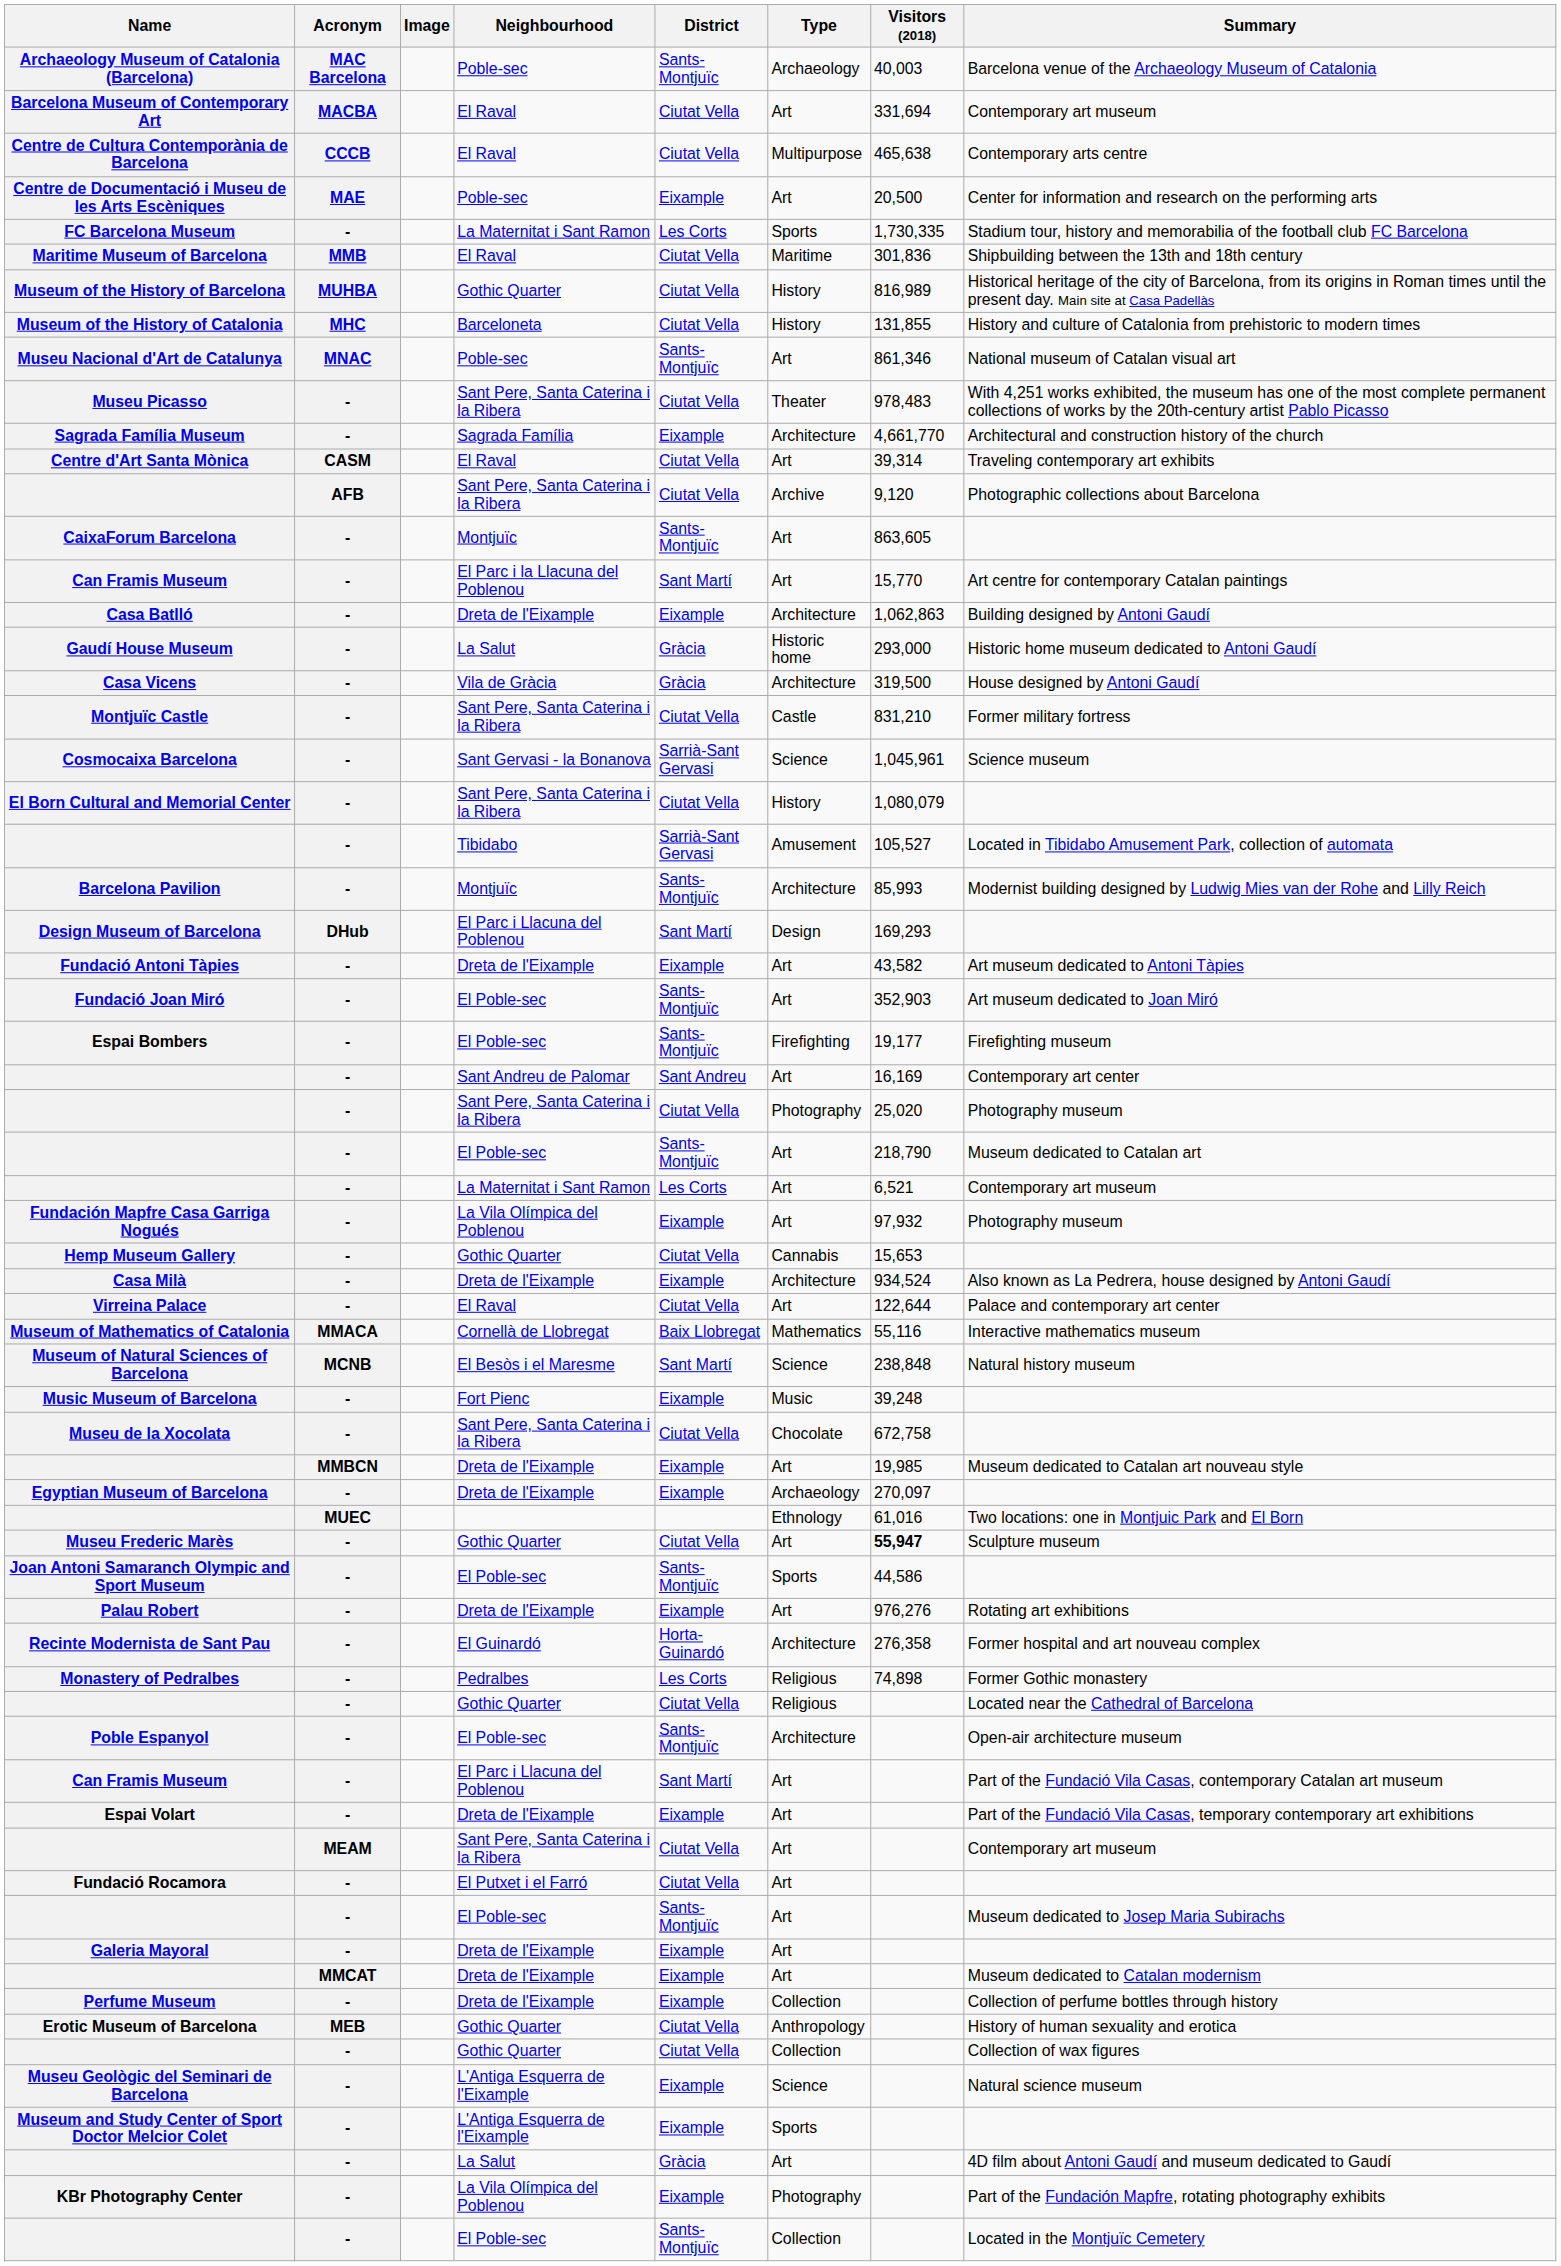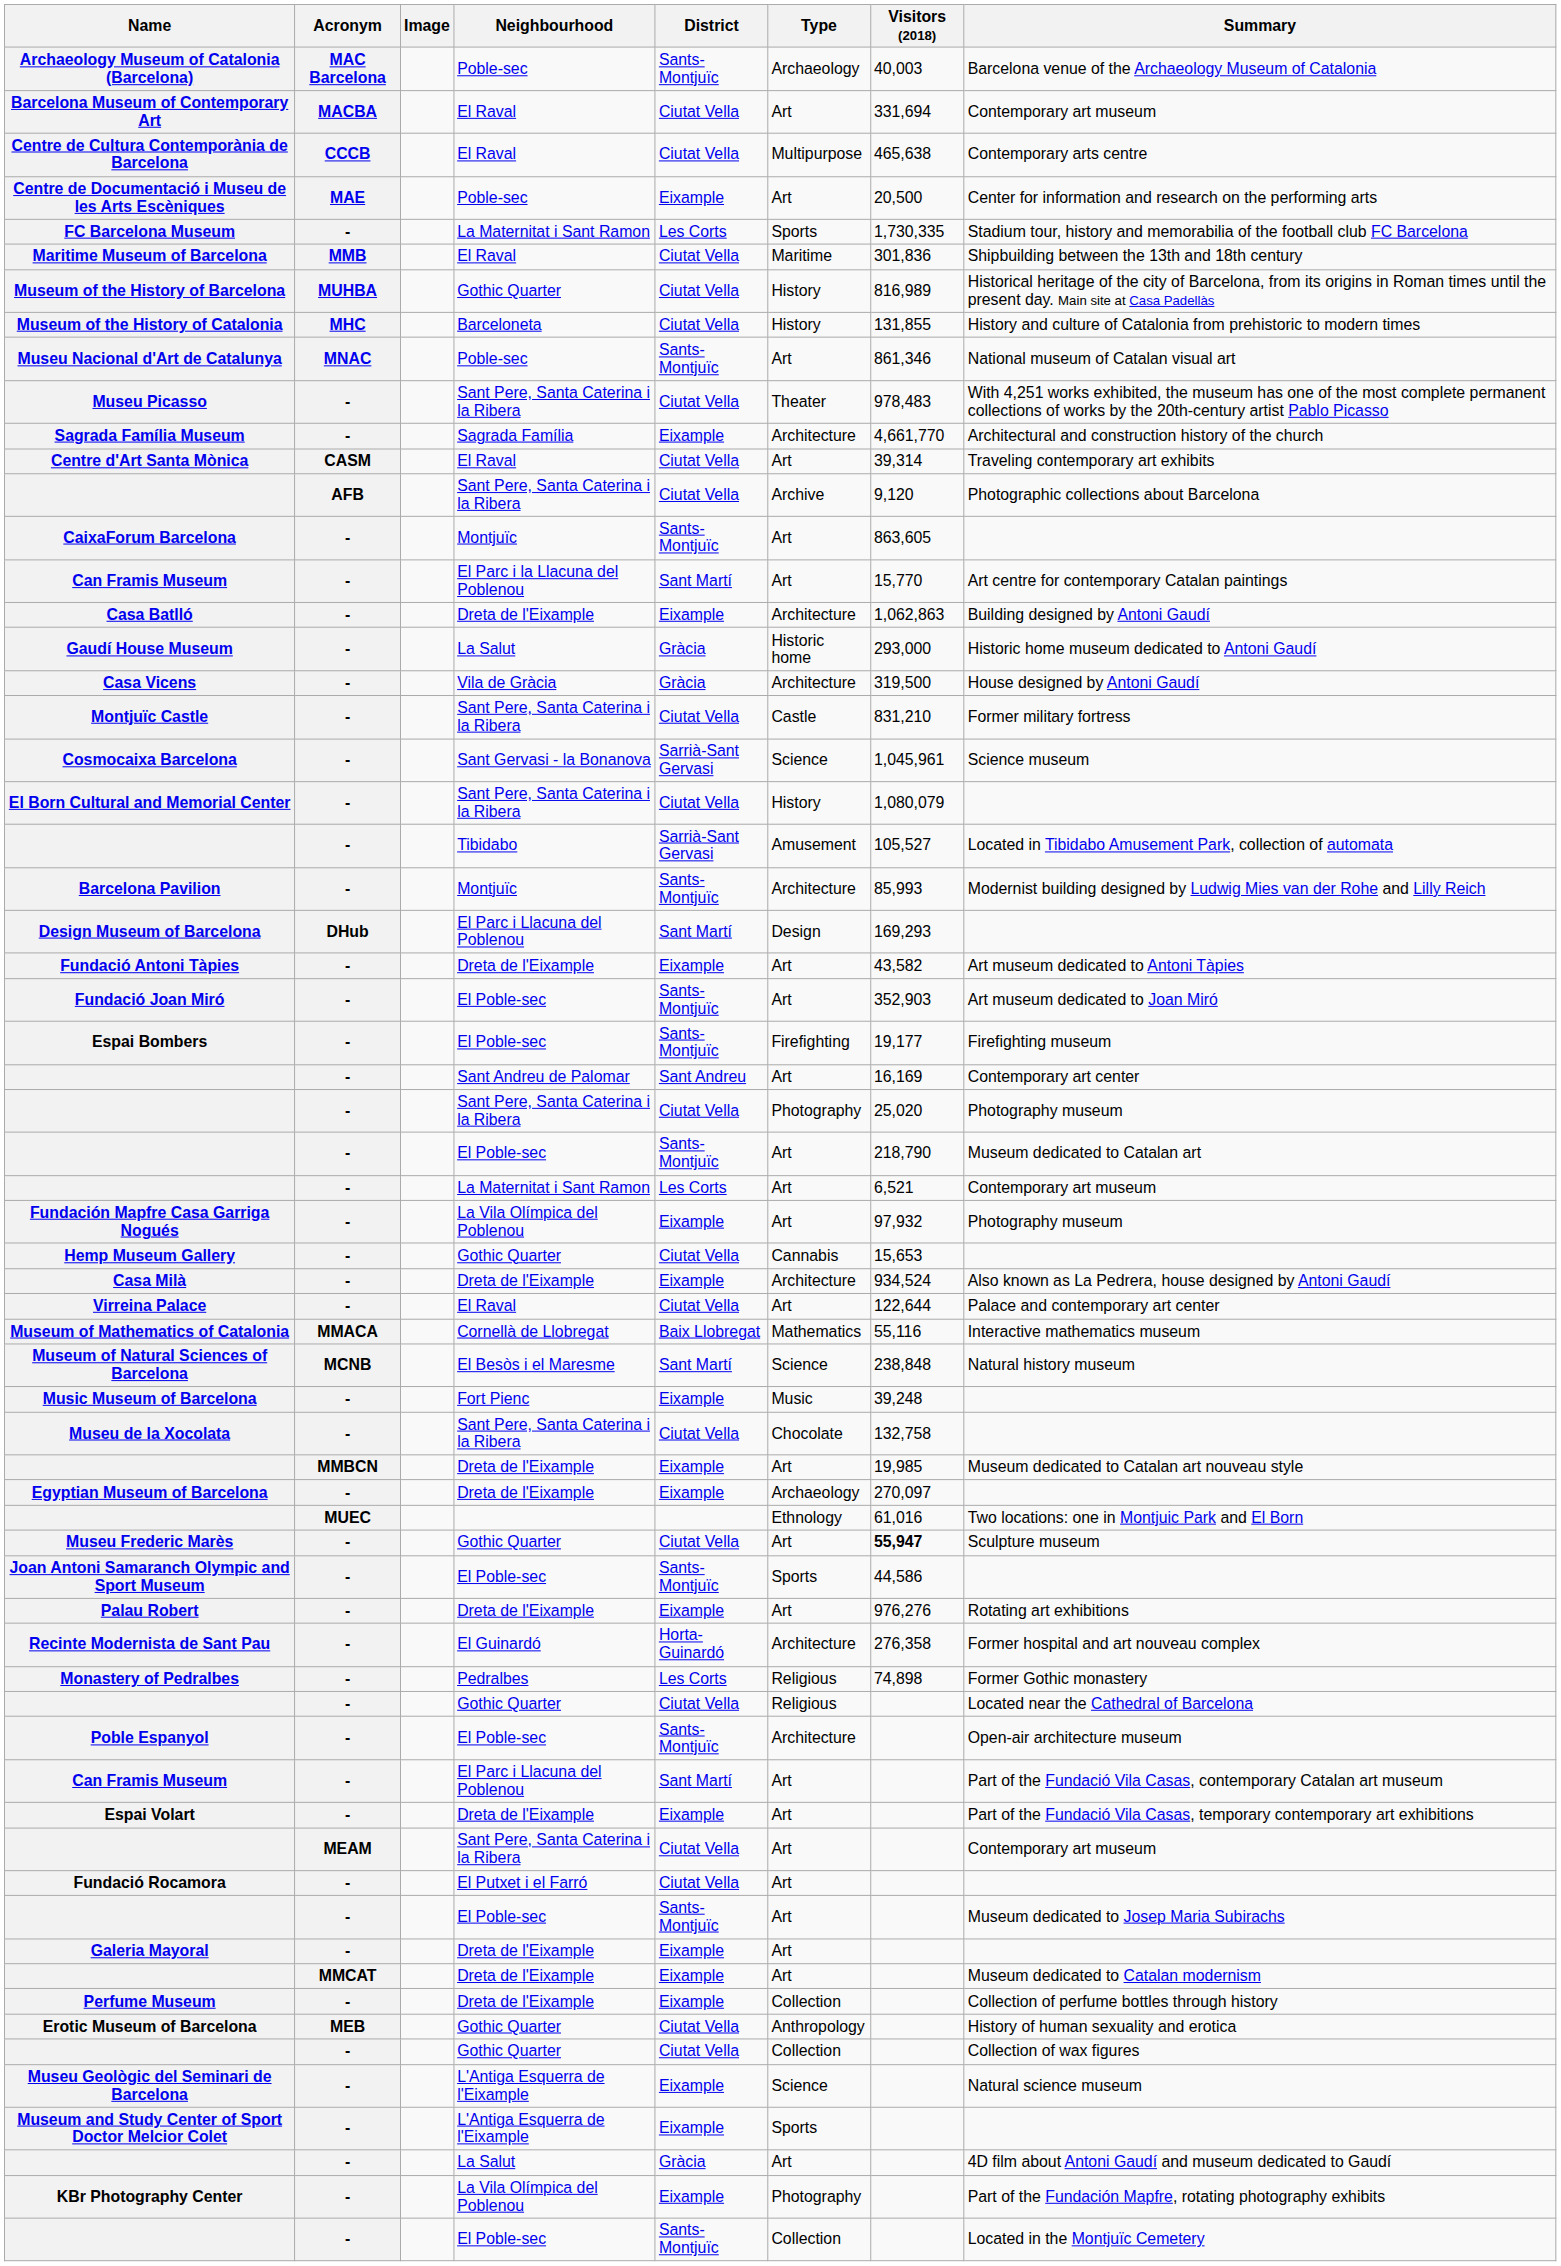(903, 1433) 672,758 -> (903, 1433) 132,758
